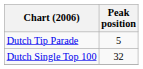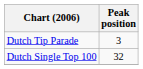(119, 40) 5 -> (119, 40) 3
